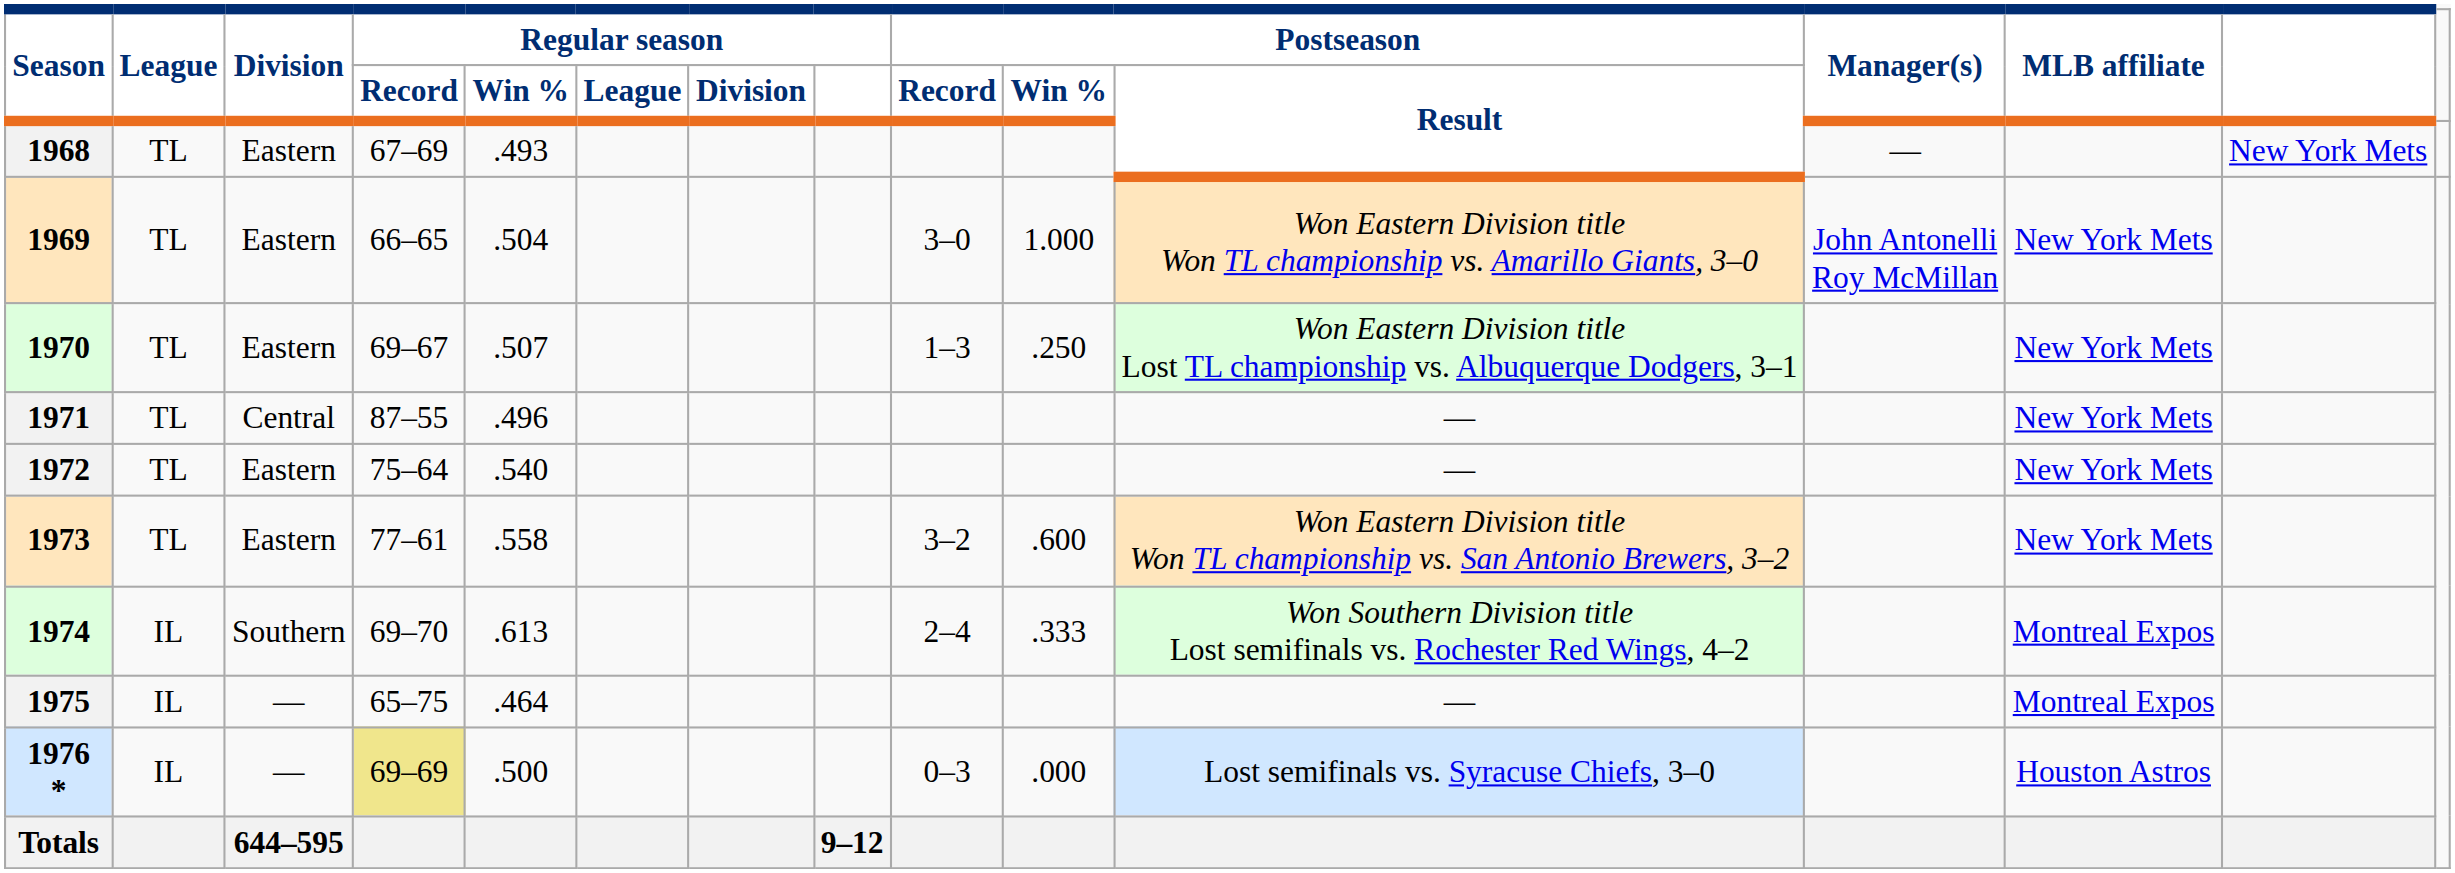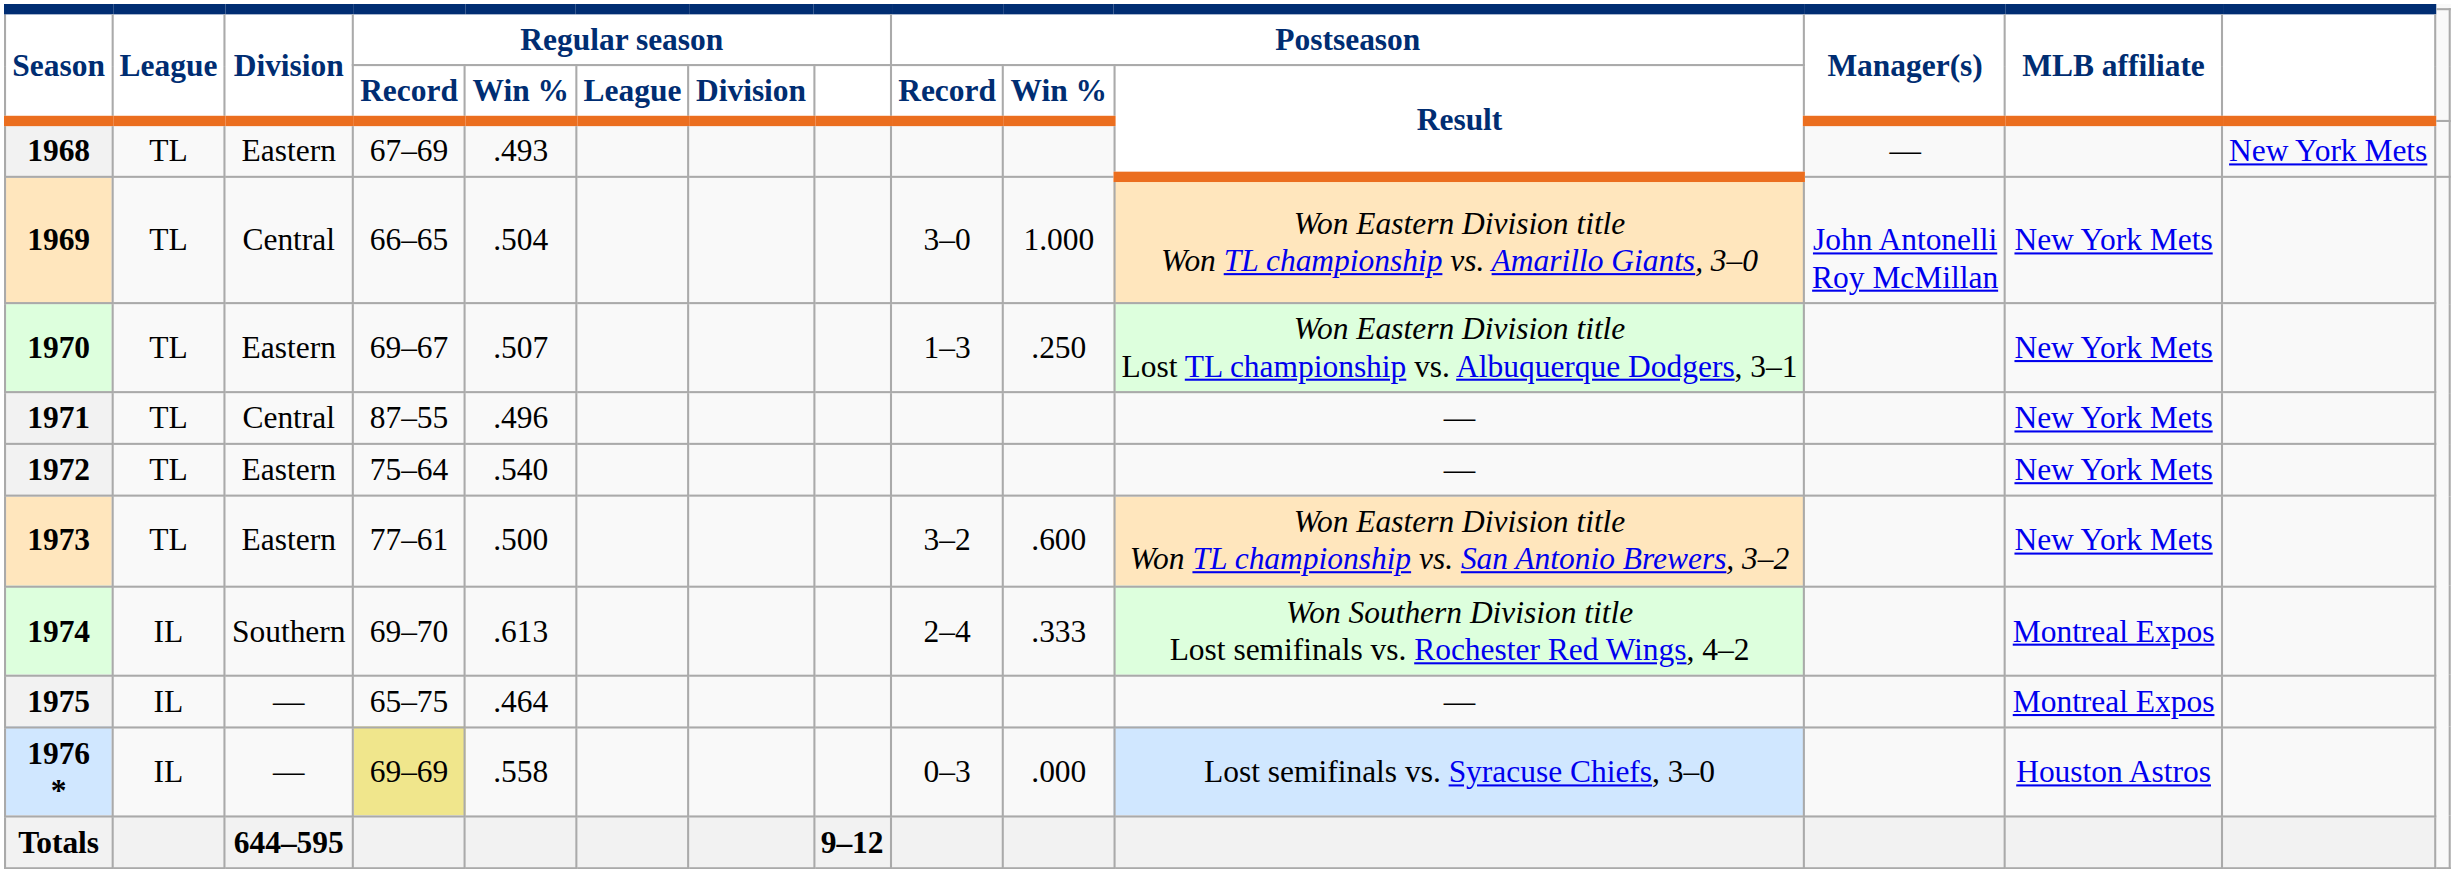(289, 240) Eastern -> (289, 240) Central
(521, 540) .558 -> (521, 540) .500
(521, 770) .500 -> (521, 770) .558
